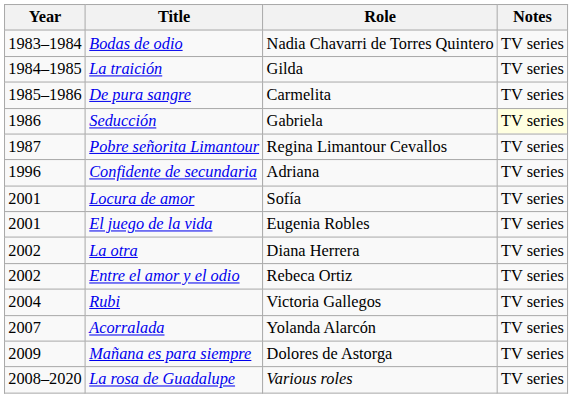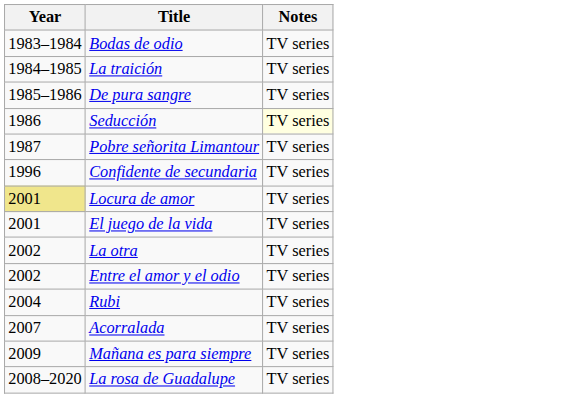- column: (380, 17)
(25, 198) no background -> (25, 198) khaki background
